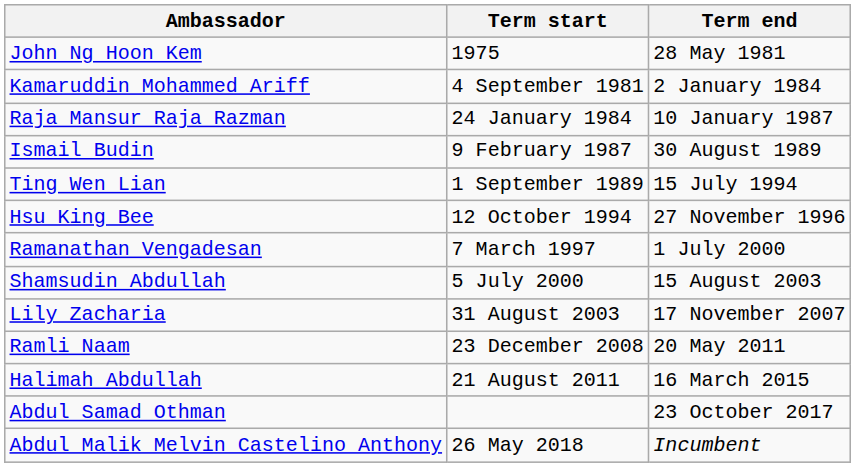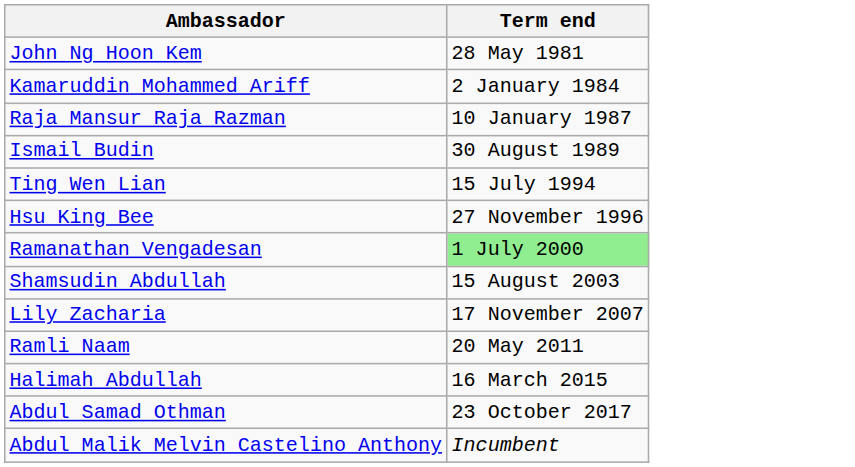- column: (548, 21)
(719, 249) no background -> (518, 249) lightgreen background
